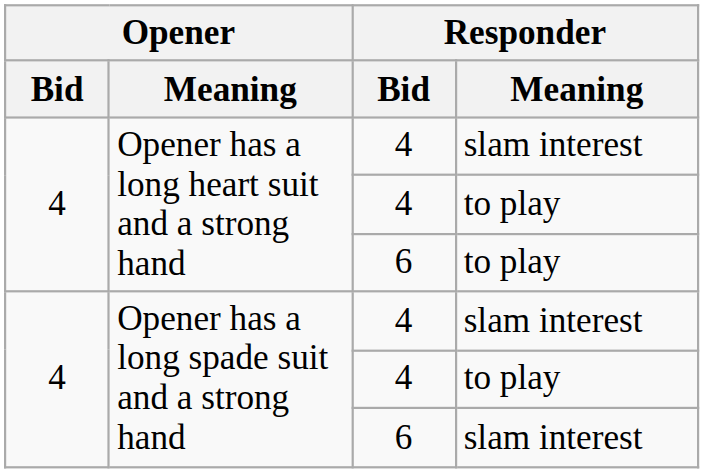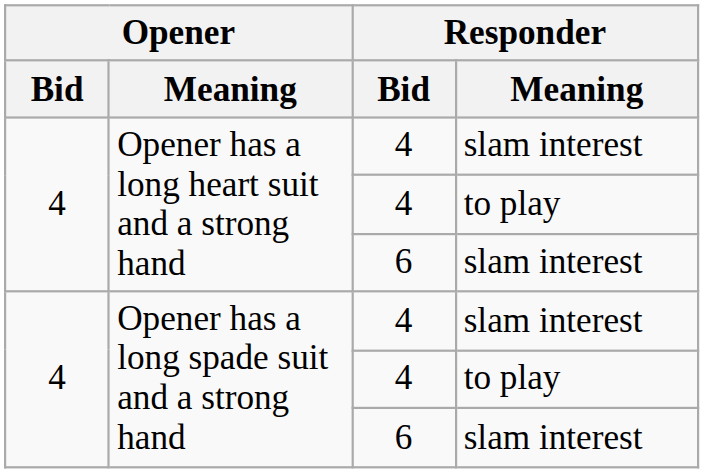(512, 261) to play -> (553, 261) slam interest
